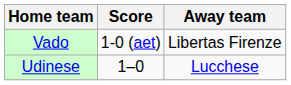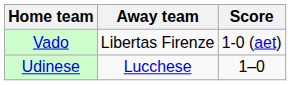columns swapped: (131, 17) <-> (225, 17)
